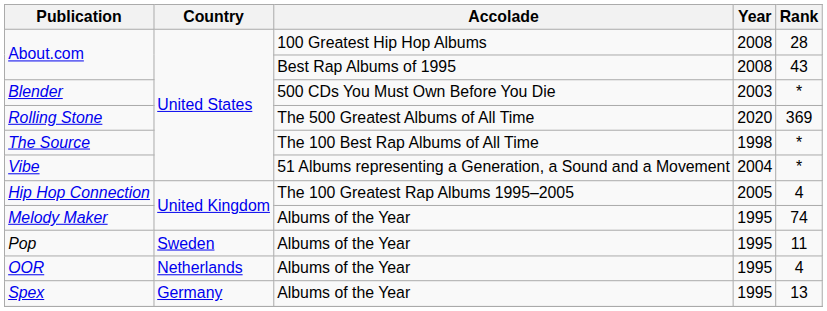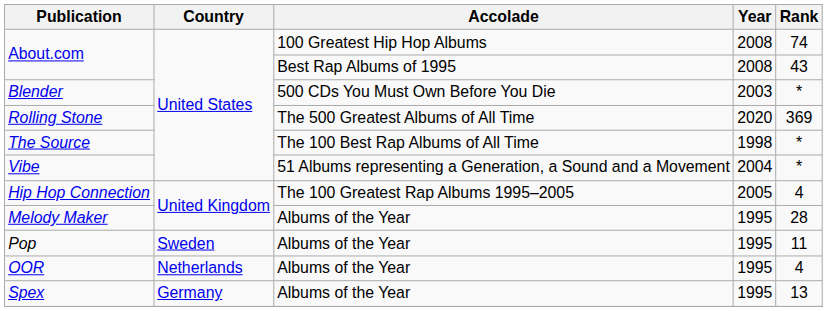(799, 42) 28 -> (799, 42) 74
(799, 218) 74 -> (799, 218) 28
